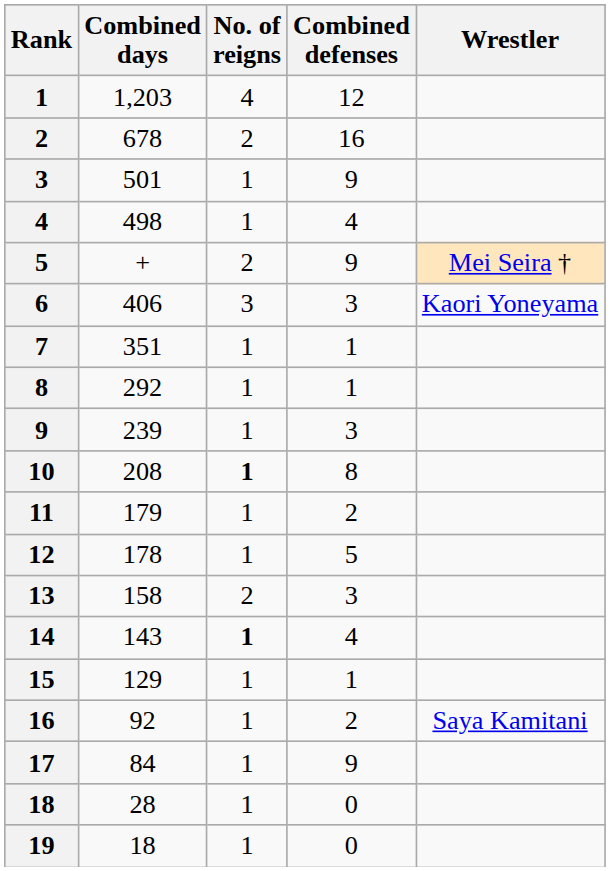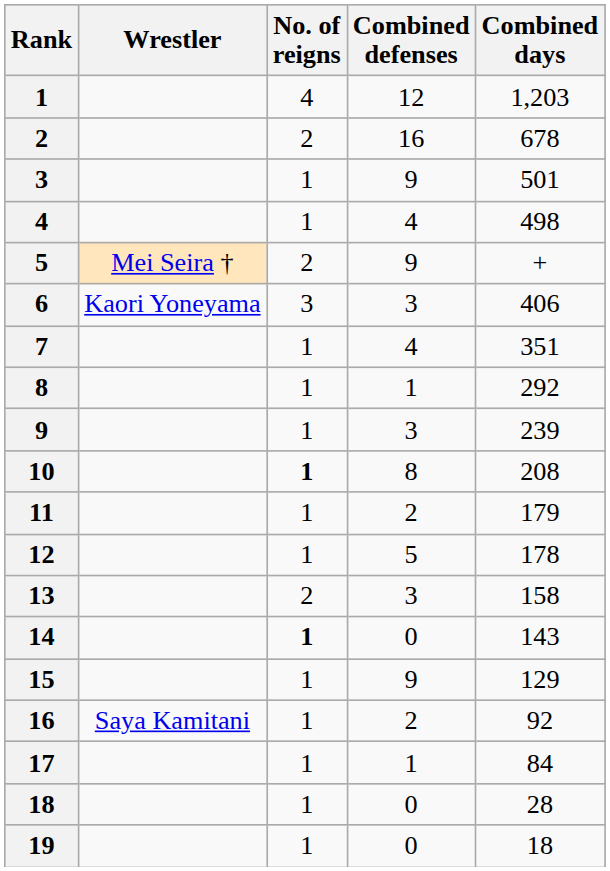columns swapped: (510, 40) <-> (143, 40)
(351, 346) 1 -> (411, 346) 4
(351, 637) 4 -> (411, 637) 0
(351, 679) 1 -> (411, 679) 9
(351, 762) 9 -> (411, 762) 1
